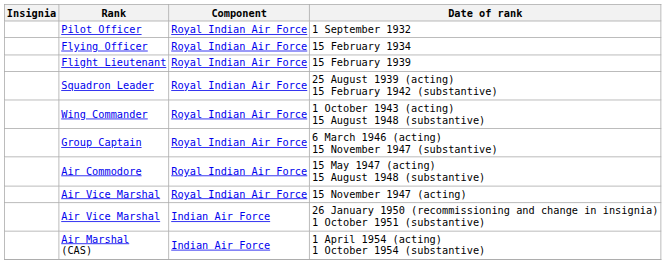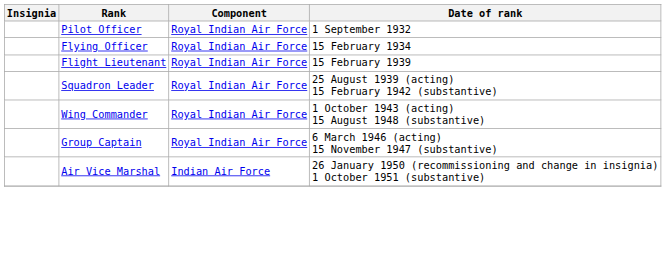- row: (399, 171)
- row: (389, 194)
- row: (399, 245)
